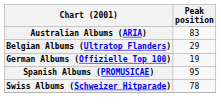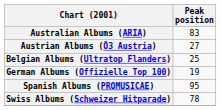+ row: (89, 46)
(194, 46) 29 -> (194, 60) 25
